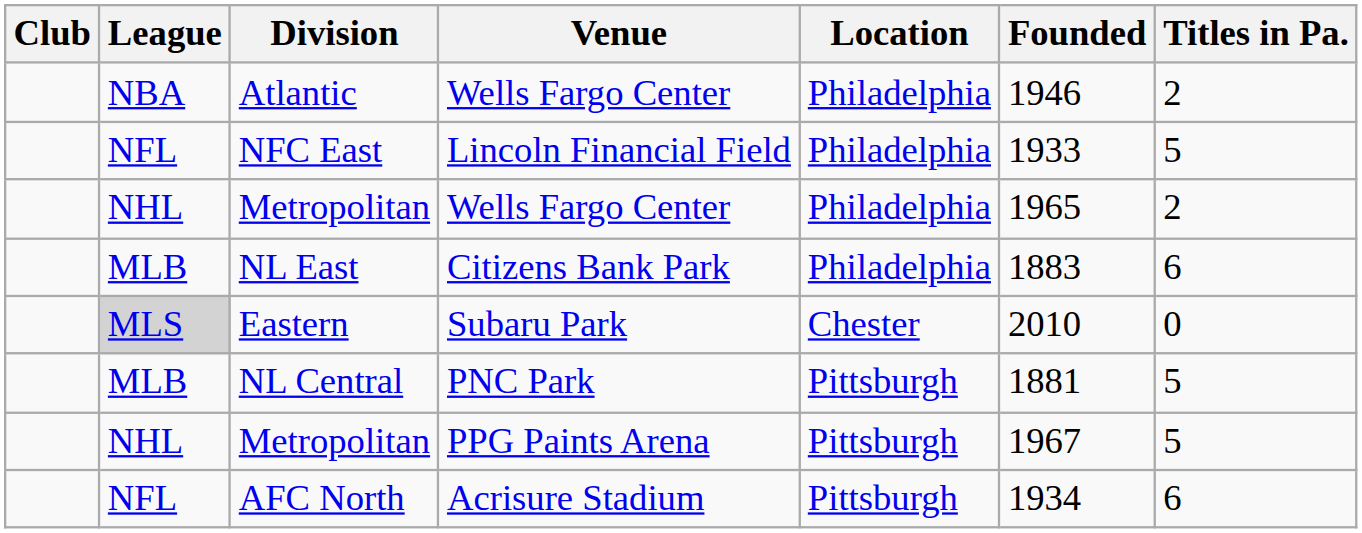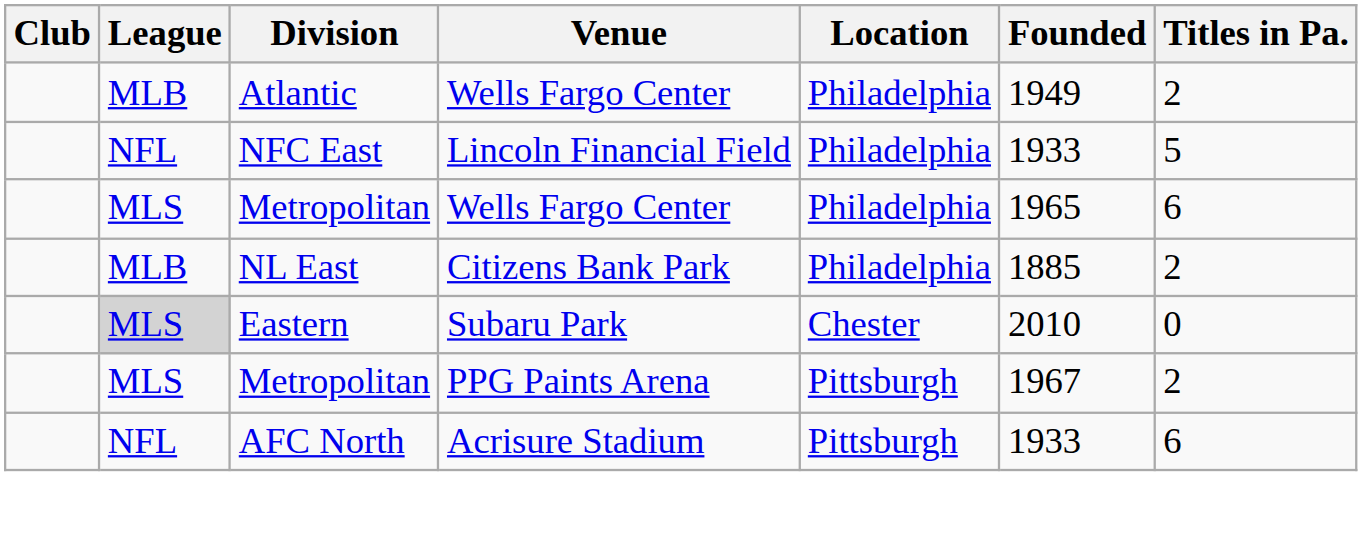(147, 91) NBA -> (148, 91) MLB
(1045, 91) 1946 -> (1045, 91) 1949
(146, 207) NHL -> (146, 207) MLS
(1172, 207) 2 -> (1172, 207) 6
(1045, 265) 1883 -> (1045, 265) 1885
(1172, 265) 6 -> (1172, 265) 2
- row: (321, 382)
(146, 440) NHL -> (146, 382) MLS
(1172, 440) 5 -> (1172, 382) 2
(1045, 498) 1934 -> (1045, 440) 1933
